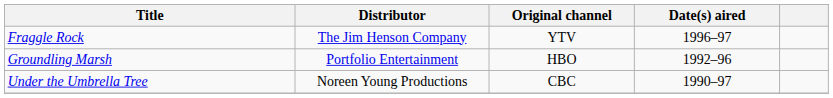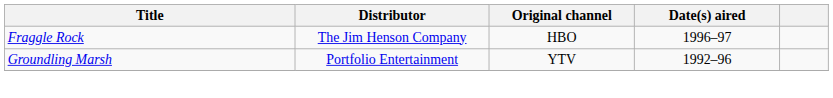(562, 37) YTV -> (562, 37) HBO
(562, 59) HBO -> (562, 59) YTV
- row: (78, 81)
